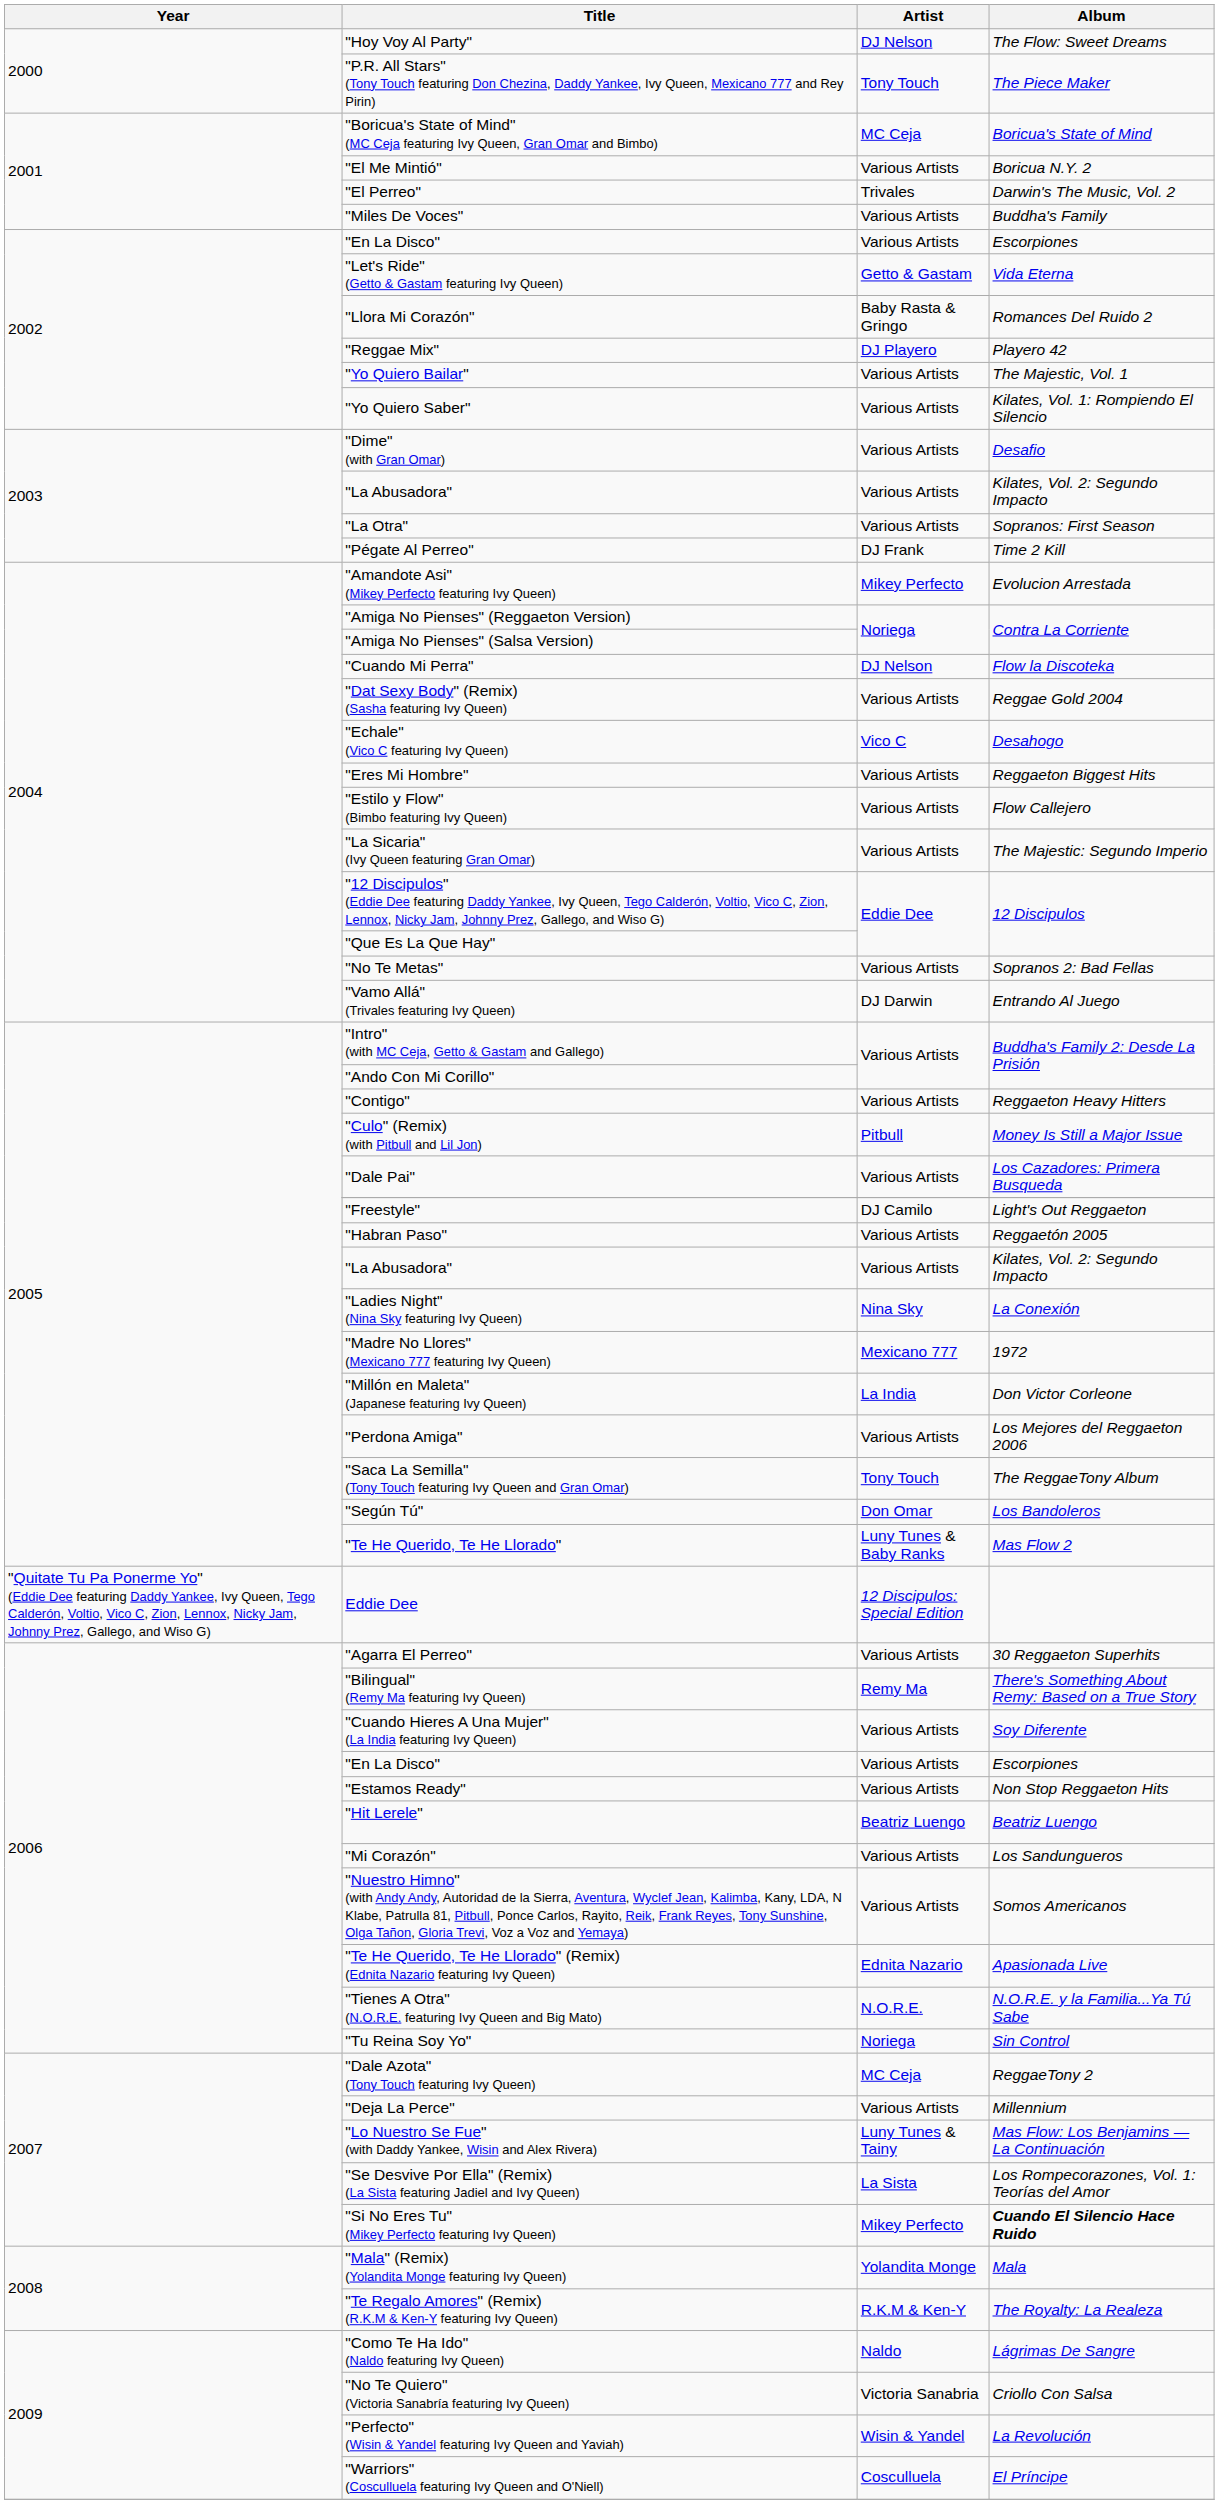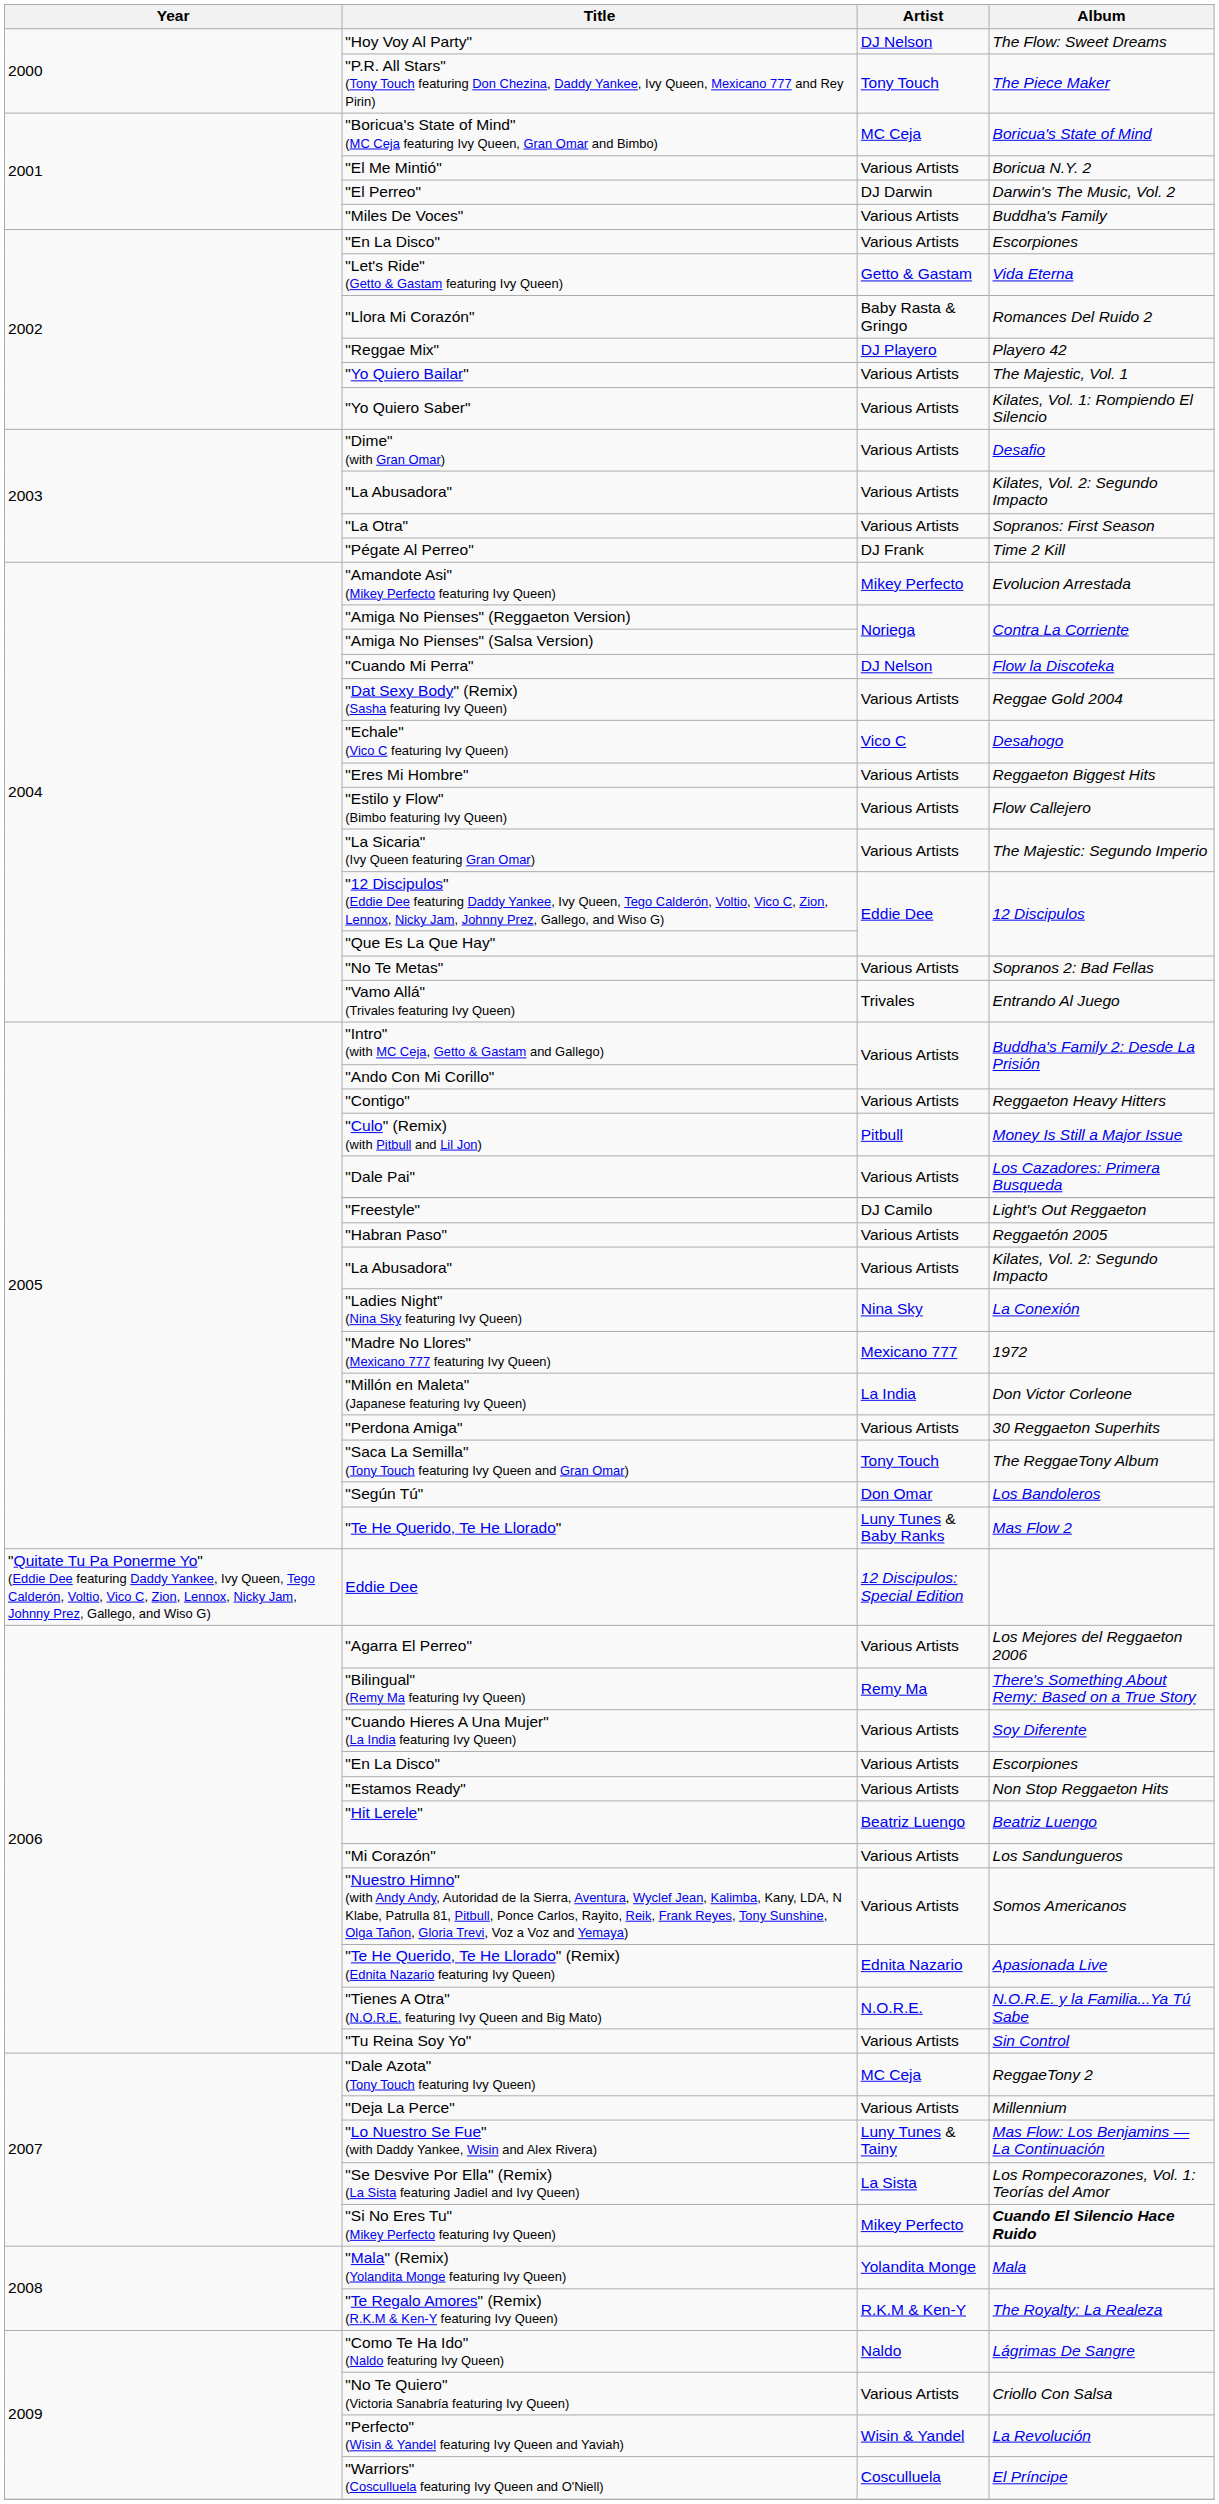(888, 192) Trivales -> (897, 192) DJ Darwin
(897, 1001) DJ Darwin -> (888, 1001) Trivales
(1087, 1436) Los Mejores del Reggaeton 2006 -> (1076, 1427) 30 Reggaeton Superhits
(1076, 1655) 30 Reggaeton Superhits -> (1087, 1646) Los Mejores del Reggaeton 2006
(888, 2041) Noriega -> (910, 2041) Various Artists
(920, 2393) Victoria Sanabria -> (910, 2393) Various Artists
